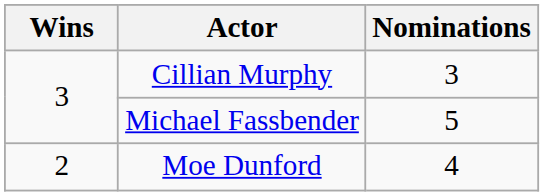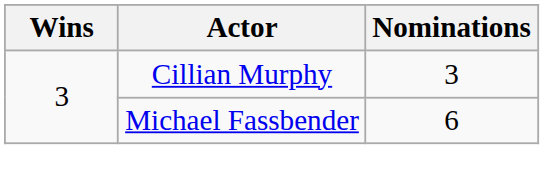(452, 119) 5 -> (452, 119) 6
- row: (242, 166)
